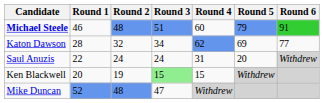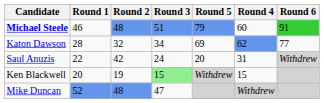columns swapped: (213, 12) <-> (256, 12)
(118, 59) 24 -> (118, 59) 42
